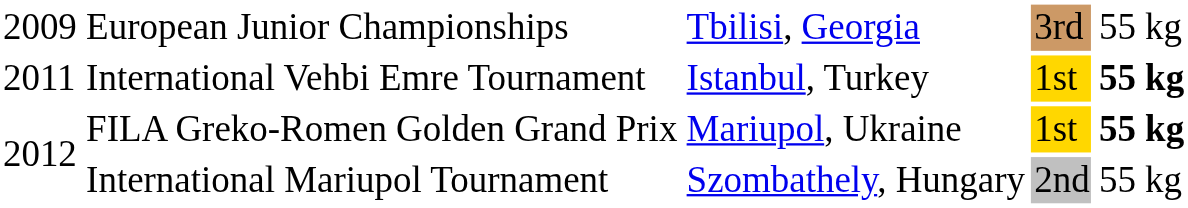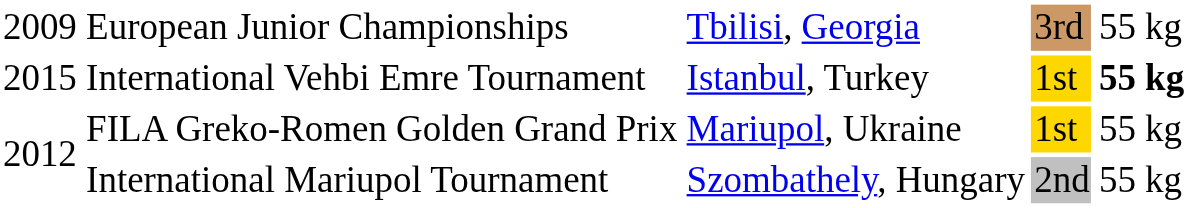(39, 77) 2011 -> (40, 77) 2015
(1142, 128) bold -> (1140, 128) normal
